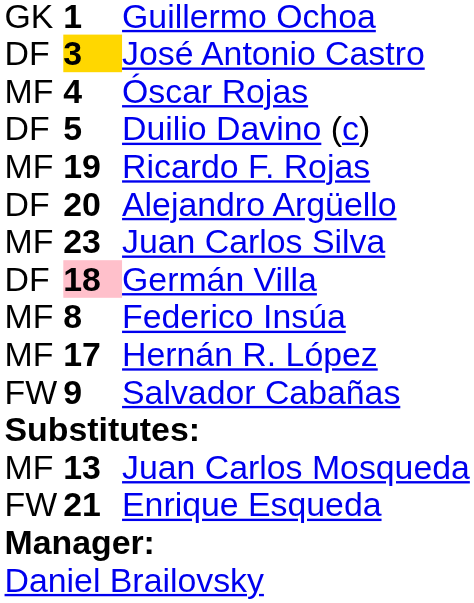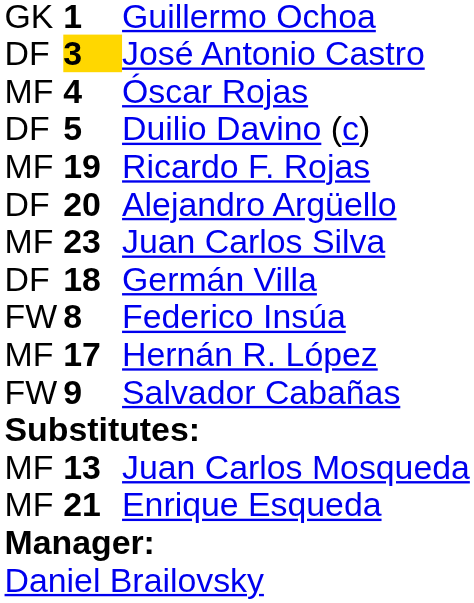(82, 279) pink background -> (82, 279) no background
(29, 317) MF -> (31, 317) FW
(31, 505) FW -> (29, 505) MF
